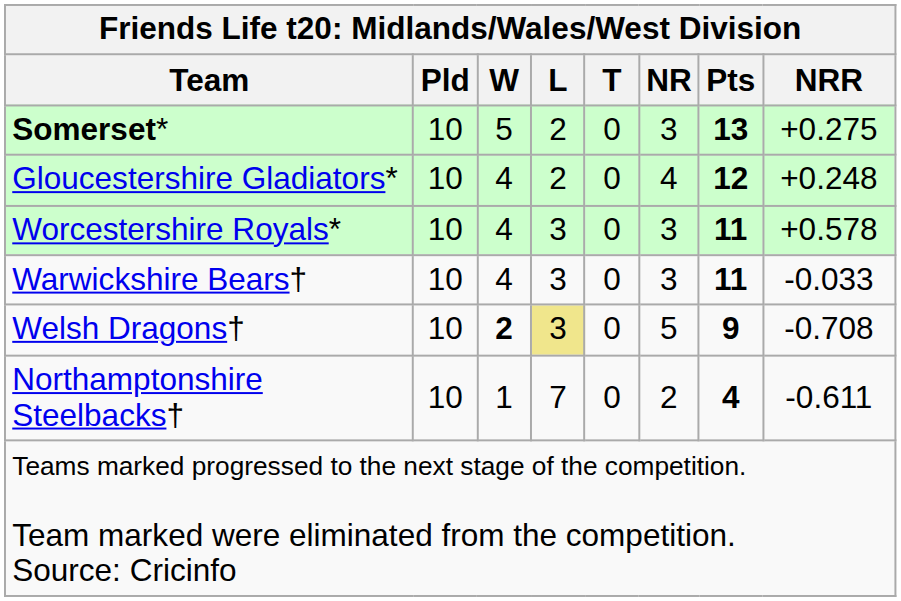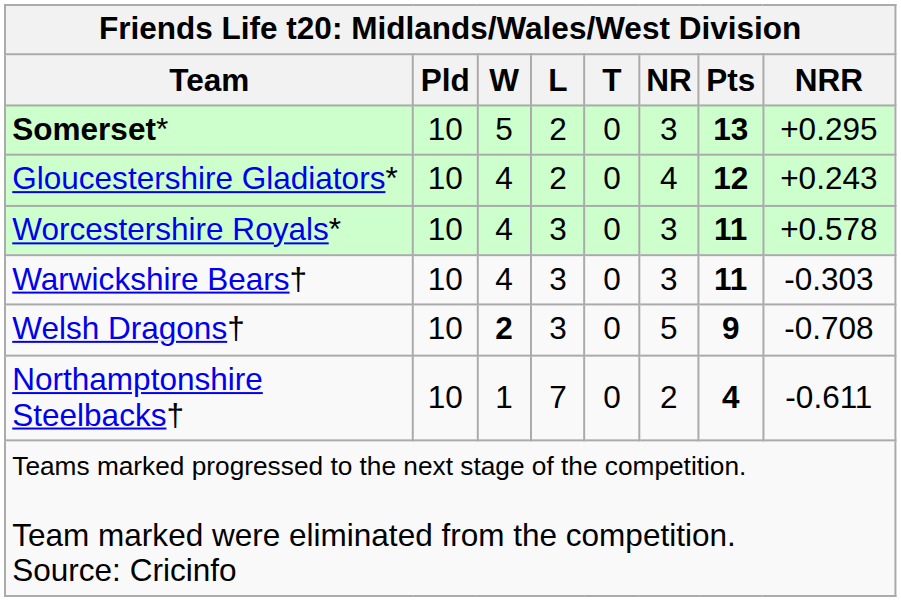(829, 129) +0.275 -> (829, 129) +0.295
(829, 179) +0.248 -> (829, 179) +0.243
(829, 279) -0.033 -> (829, 279) -0.303
(558, 329) khaki background -> (558, 329) no background
